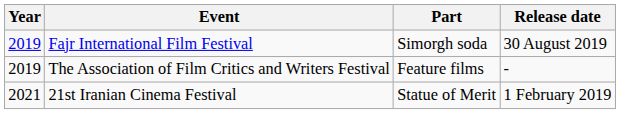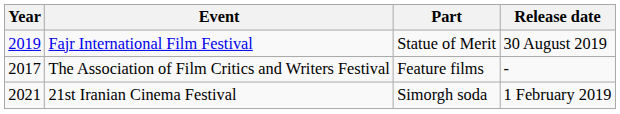(442, 43) Simorgh soda -> (447, 43) Statue of Merit
(25, 69) 2019 -> (25, 69) 2017
(447, 95) Statue of Merit -> (442, 95) Simorgh soda
